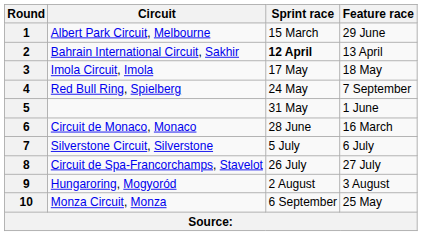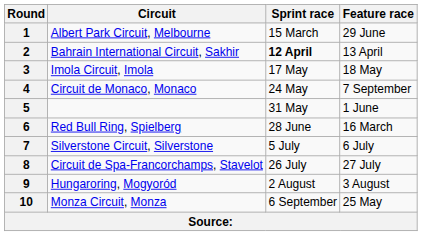(116, 89) Red Bull Ring, Spielberg -> (124, 89) Circuit de Monaco, Monaco
(124, 127) Circuit de Monaco, Monaco -> (116, 127) Red Bull Ring, Spielberg
